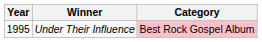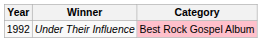(18, 29) 1995 -> (18, 29) 1992
